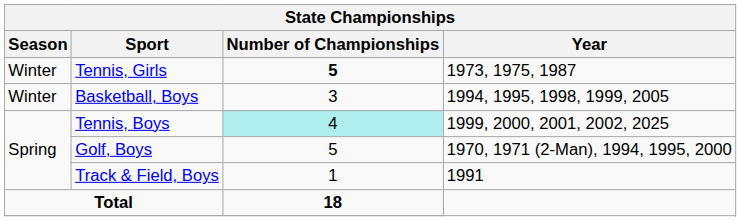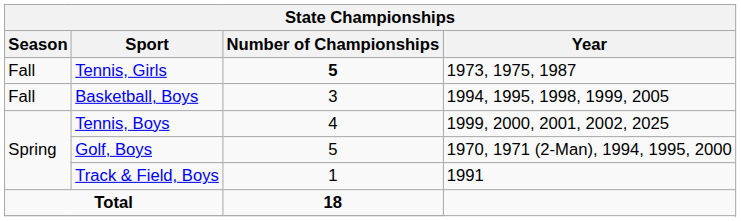(32, 70) Winter -> (22, 70) Fall
(32, 96) Winter -> (22, 96) Fall
(333, 123) paleturquoise background -> (333, 123) no background
